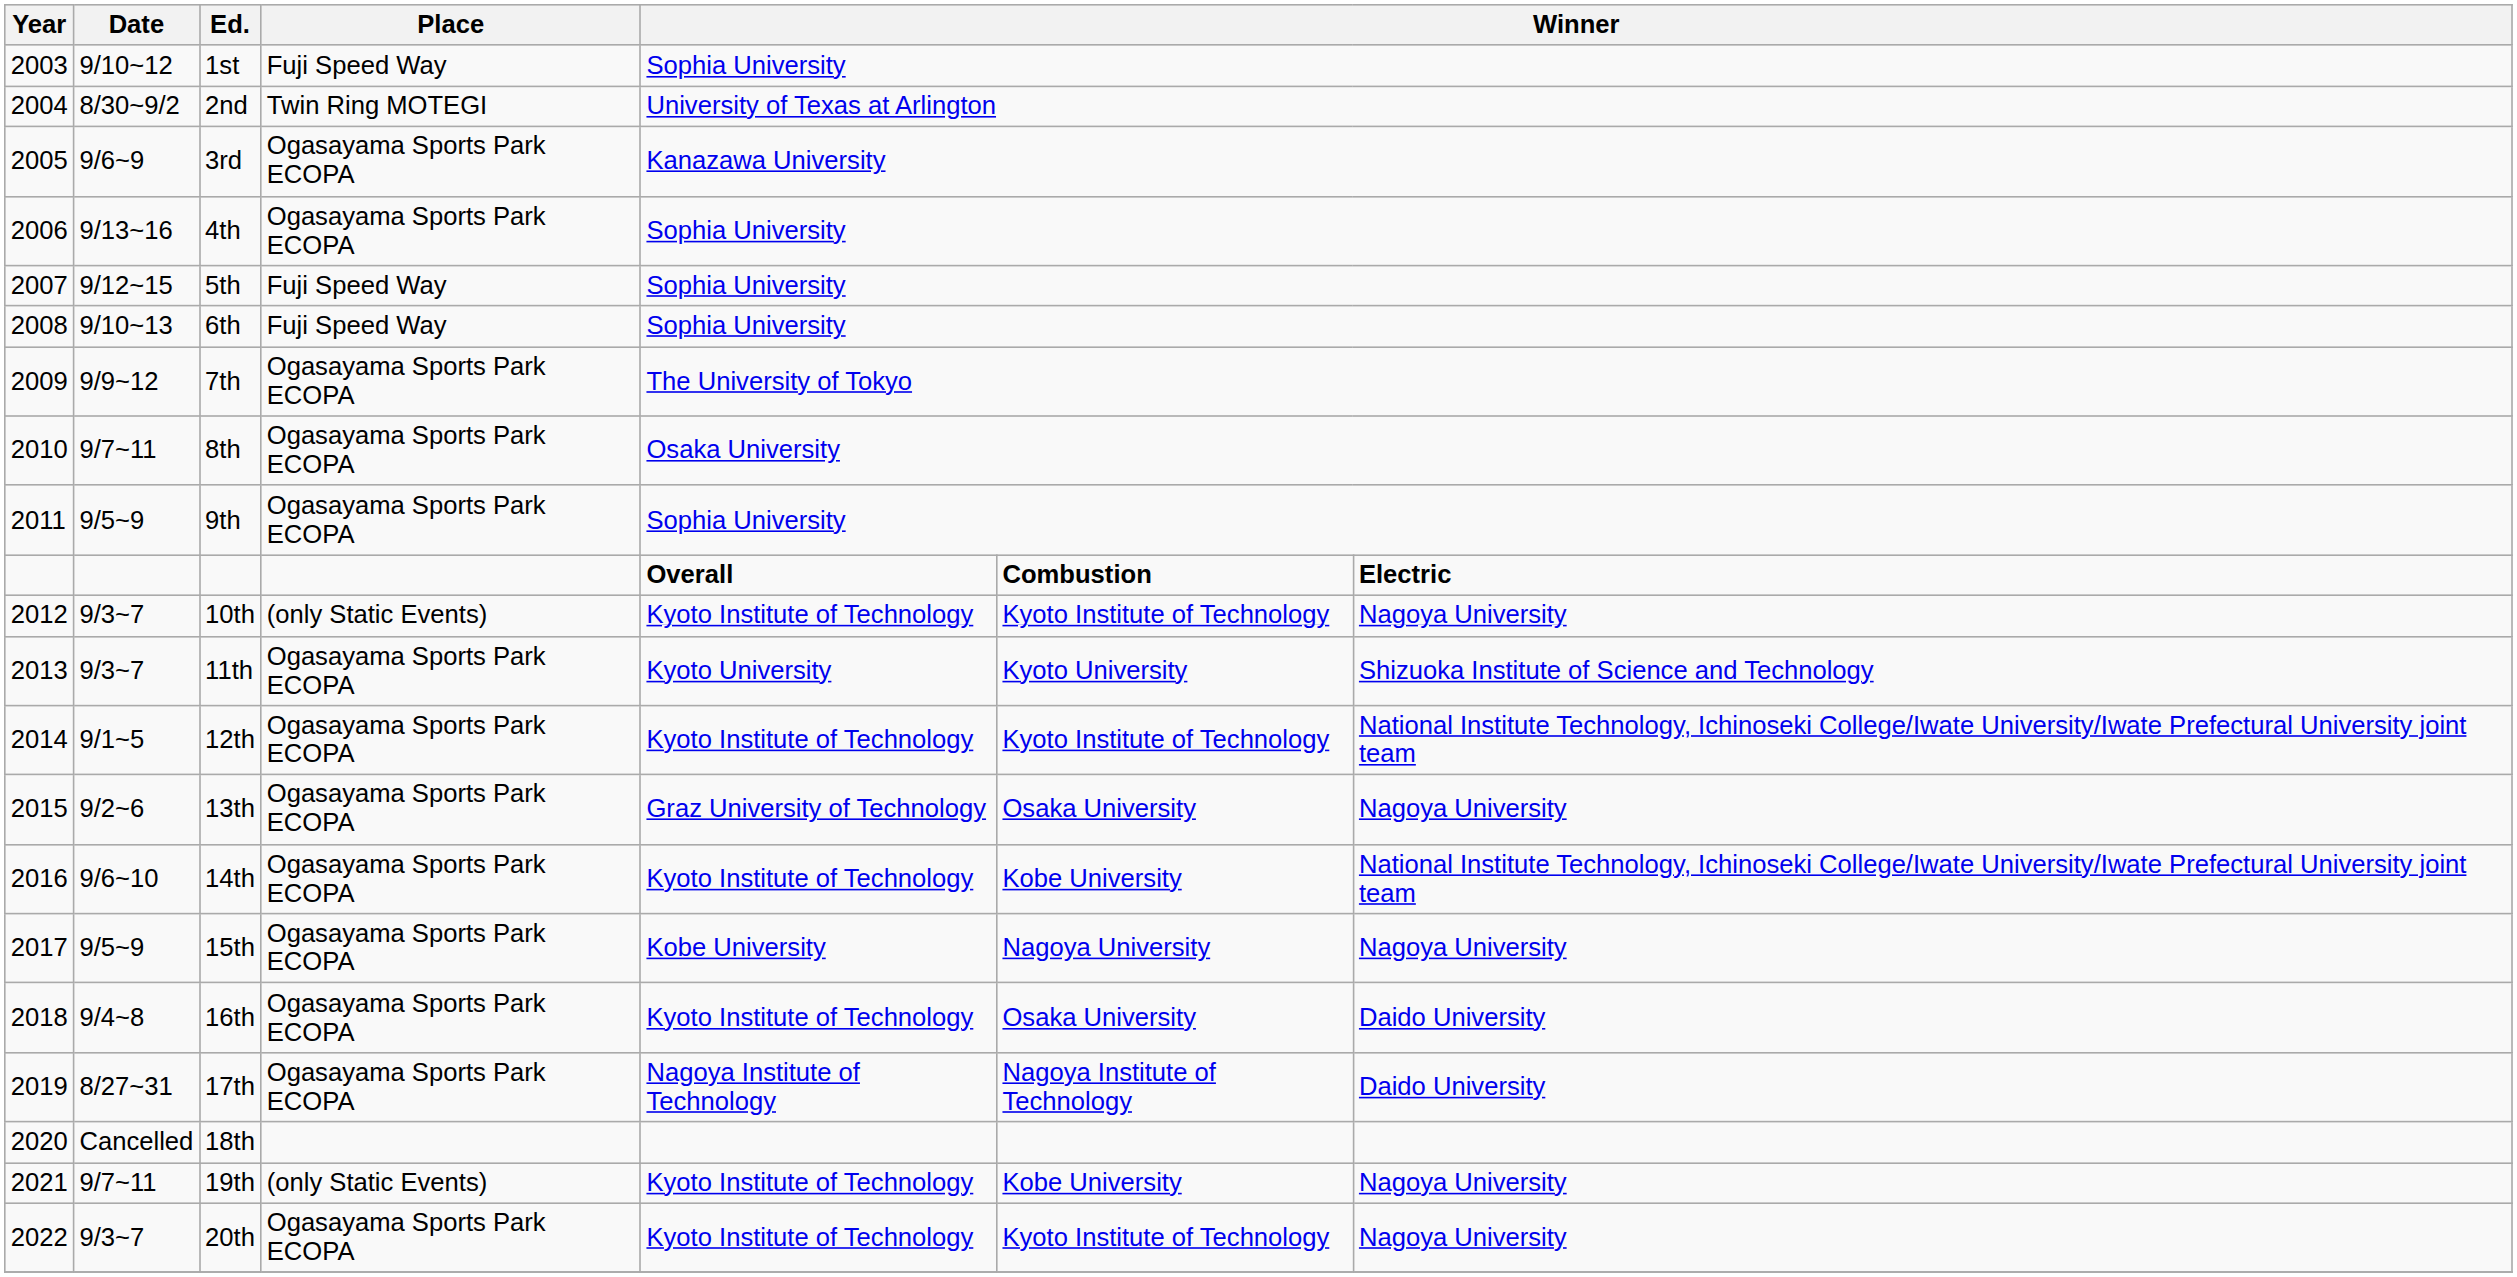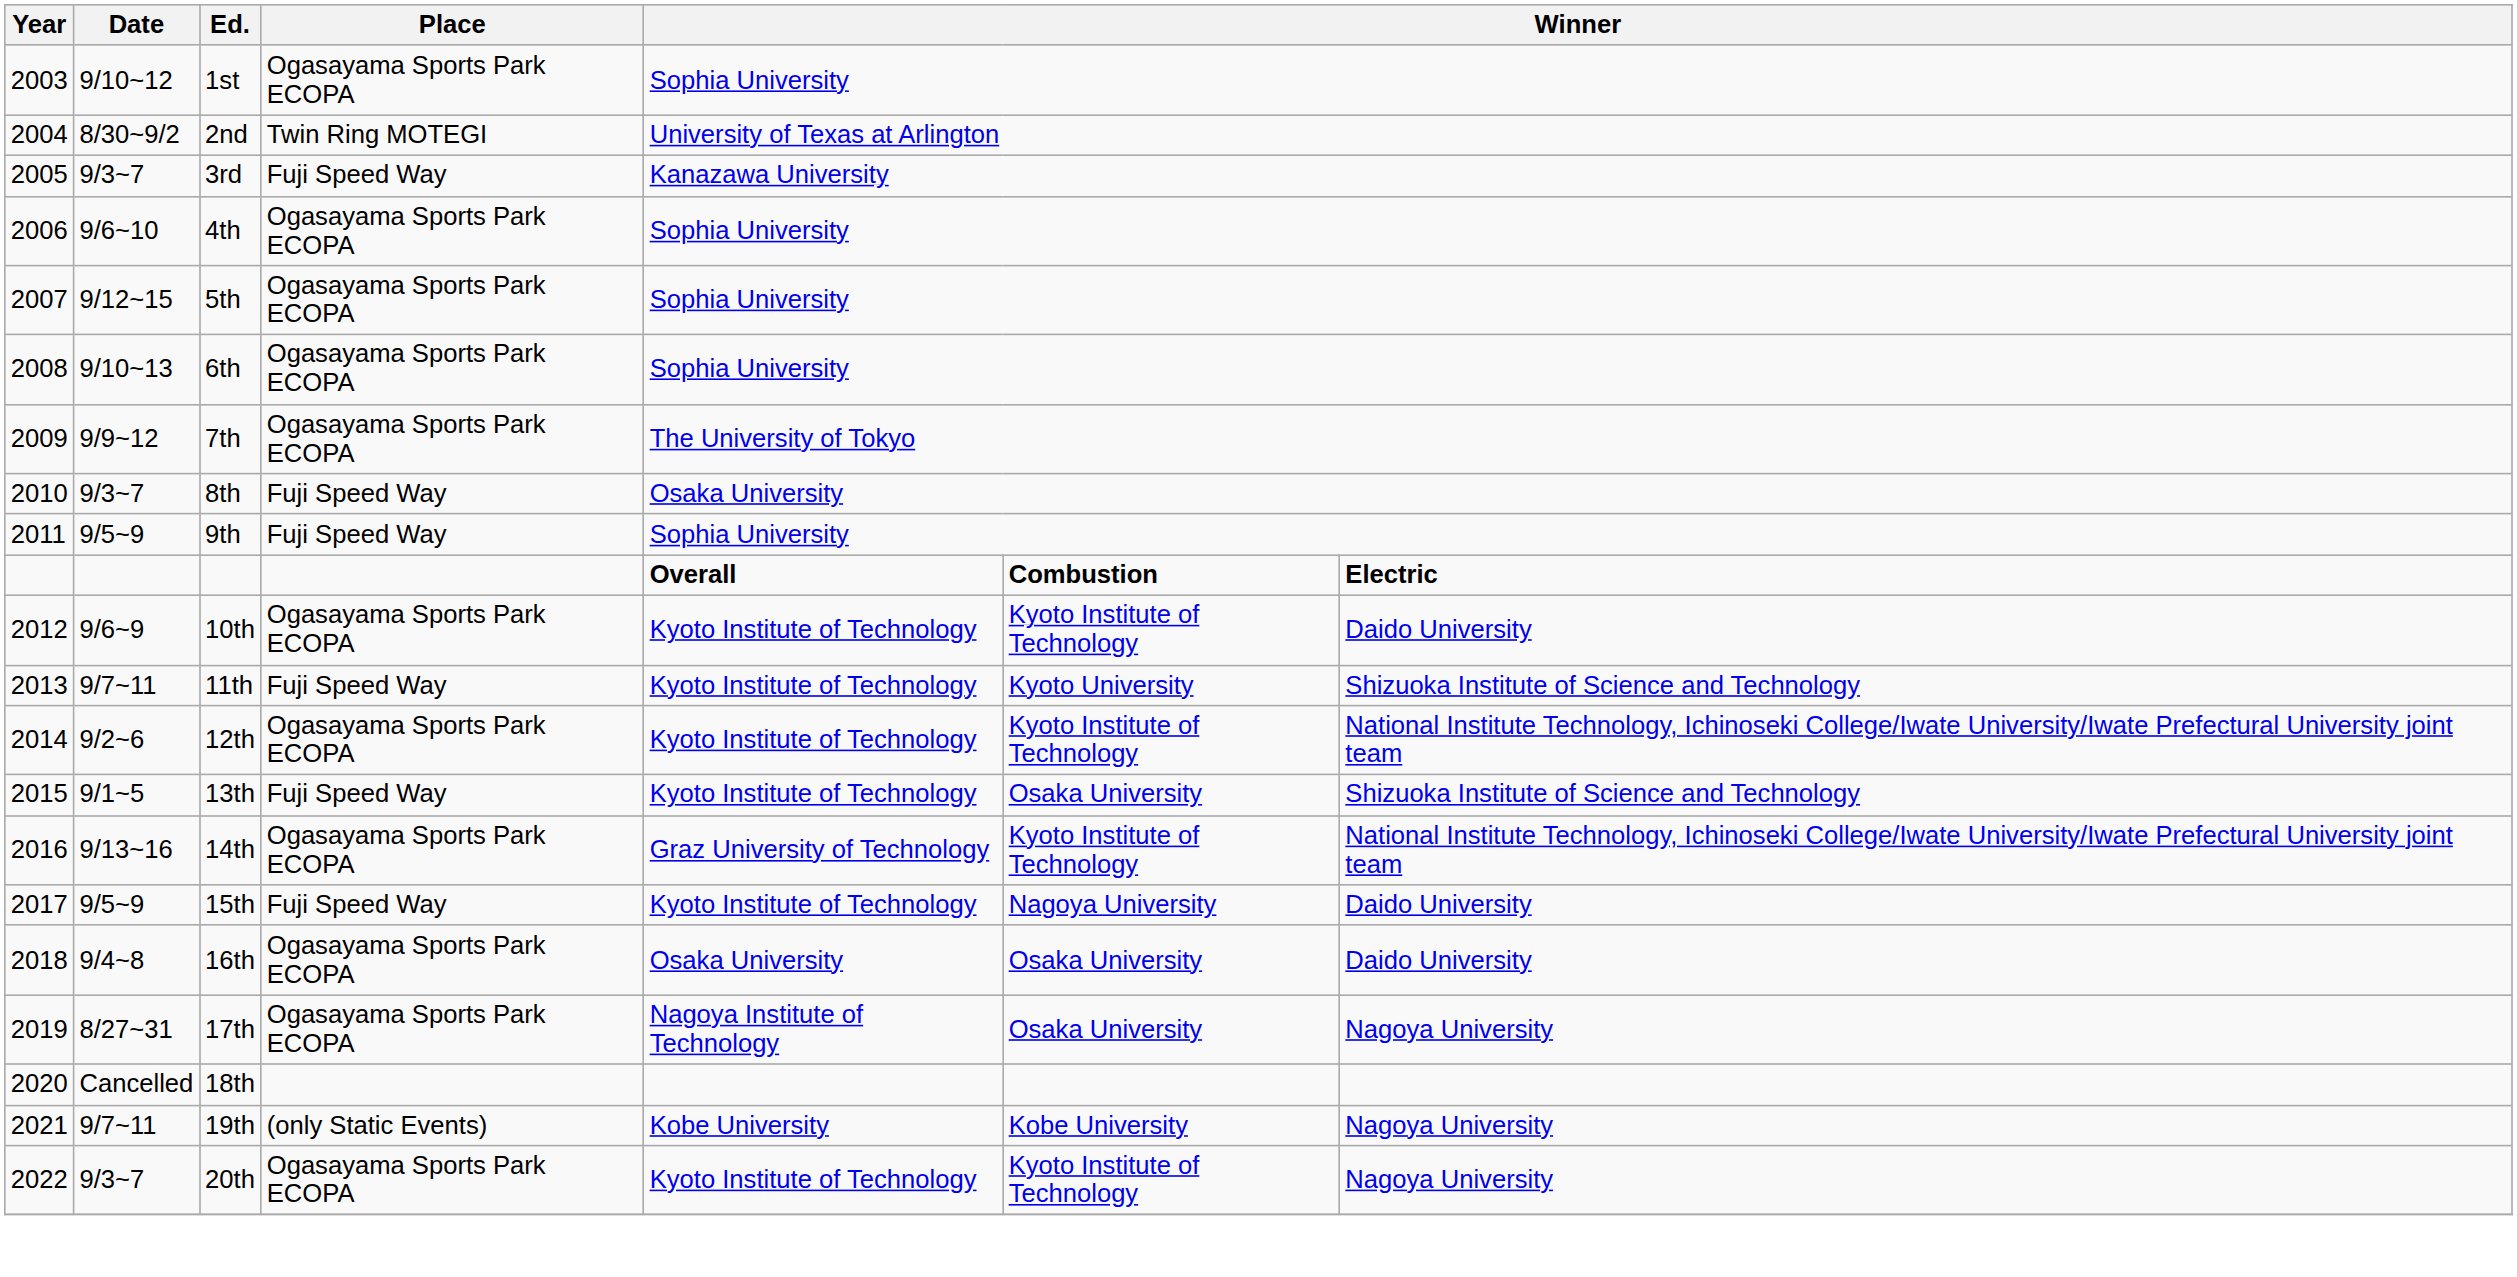(357, 65) Fuji Speed Way -> (406, 79) Ogasayama Sports Park ECOPA
(112, 161) 9/6~9 -> (112, 175) 9/3~7
(406, 160) Ogasayama Sports Park ECOPA -> (357, 175) Fuji Speed Way
(126, 230) 9/13~16 -> (119, 230) 9/6~10
(357, 285) Fuji Speed Way -> (406, 299) Ogasayama Sports Park ECOPA
(357, 326) Fuji Speed Way -> (406, 369) Ogasayama Sports Park ECOPA
(118, 450) 9/7~11 -> (112, 493) 9/3~7
(406, 450) Ogasayama Sports Park ECOPA -> (357, 493) Fuji Speed Way
(406, 519) Ogasayama Sports Park ECOPA -> (357, 534) Fuji Speed Way
(112, 615) 9/3~7 -> (112, 629) 9/6~9
(377, 615) (only Static Events) -> (406, 629) Ogasayama Sports Park ECOPA
(1463, 615) Nagoya University -> (1439, 629) Daido University
(112, 670) 9/3~7 -> (118, 684) 9/7~11
(406, 670) Ogasayama Sports Park ECOPA -> (357, 684) Fuji Speed Way
(739, 670) Kyoto University -> (813, 684) Kyoto Institute of Technology
(112, 739) 9/1~5 -> (112, 739) 9/2~6
(112, 809) 9/2~6 -> (112, 794) 9/1~5
(406, 809) Ogasayama Sports Park ECOPA -> (357, 794) Fuji Speed Way
(816, 809) Graz University of Technology -> (813, 794) Kyoto Institute of Technology
(1463, 809) Nagoya University -> (1603, 794) Shizuoka Institute of Science and Technology
(119, 878) 9/6~10 -> (126, 849) 9/13~16
(810, 878) Kyoto Institute of Technology -> (819, 849) Graz University of Technology
(1092, 878) Kobe University -> (1104, 849) Kyoto Institute of Technology
(406, 948) Ogasayama Sports Park ECOPA -> (357, 904) Fuji Speed Way
(736, 948) Kobe University -> (813, 904) Kyoto Institute of Technology
(1463, 948) Nagoya University -> (1439, 904) Daido University
(810, 1017) Kyoto Institute of Technology -> (746, 959) Osaka University
(1109, 1086) Nagoya Institute of Technology -> (1105, 1029) Osaka University
(1452, 1086) Daido University -> (1449, 1029) Nagoya University
(810, 1182) Kyoto Institute of Technology -> (739, 1124) Kobe University
